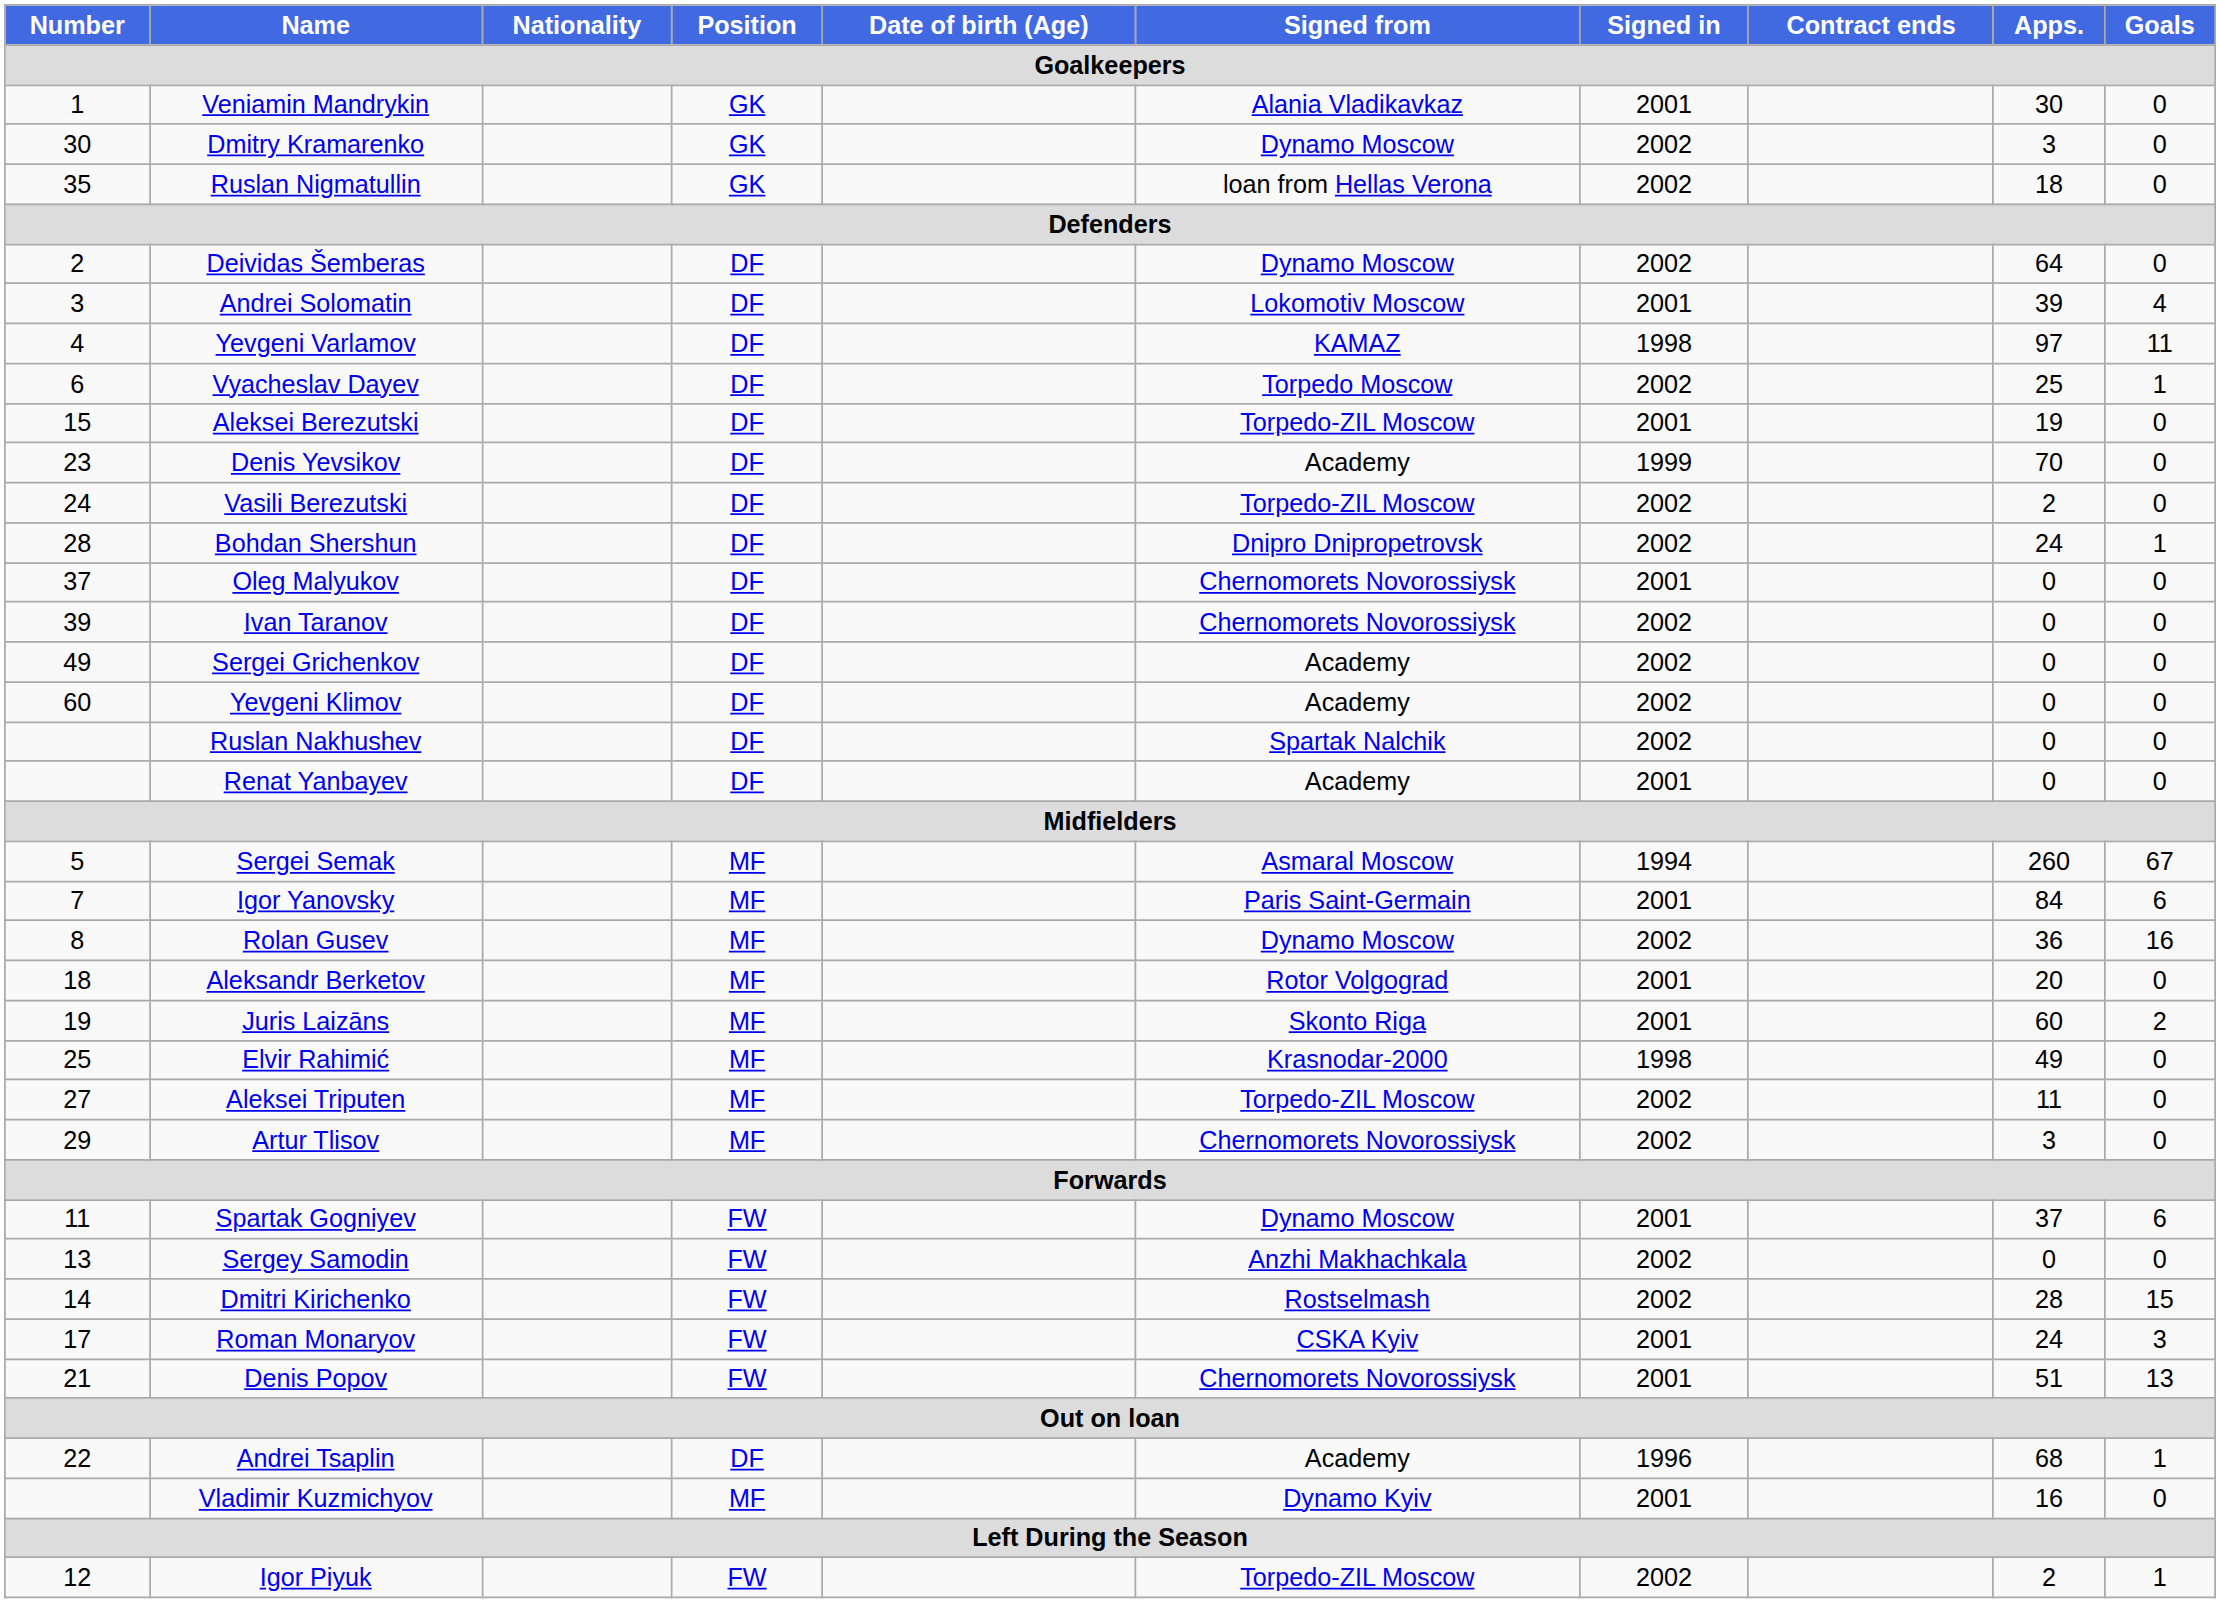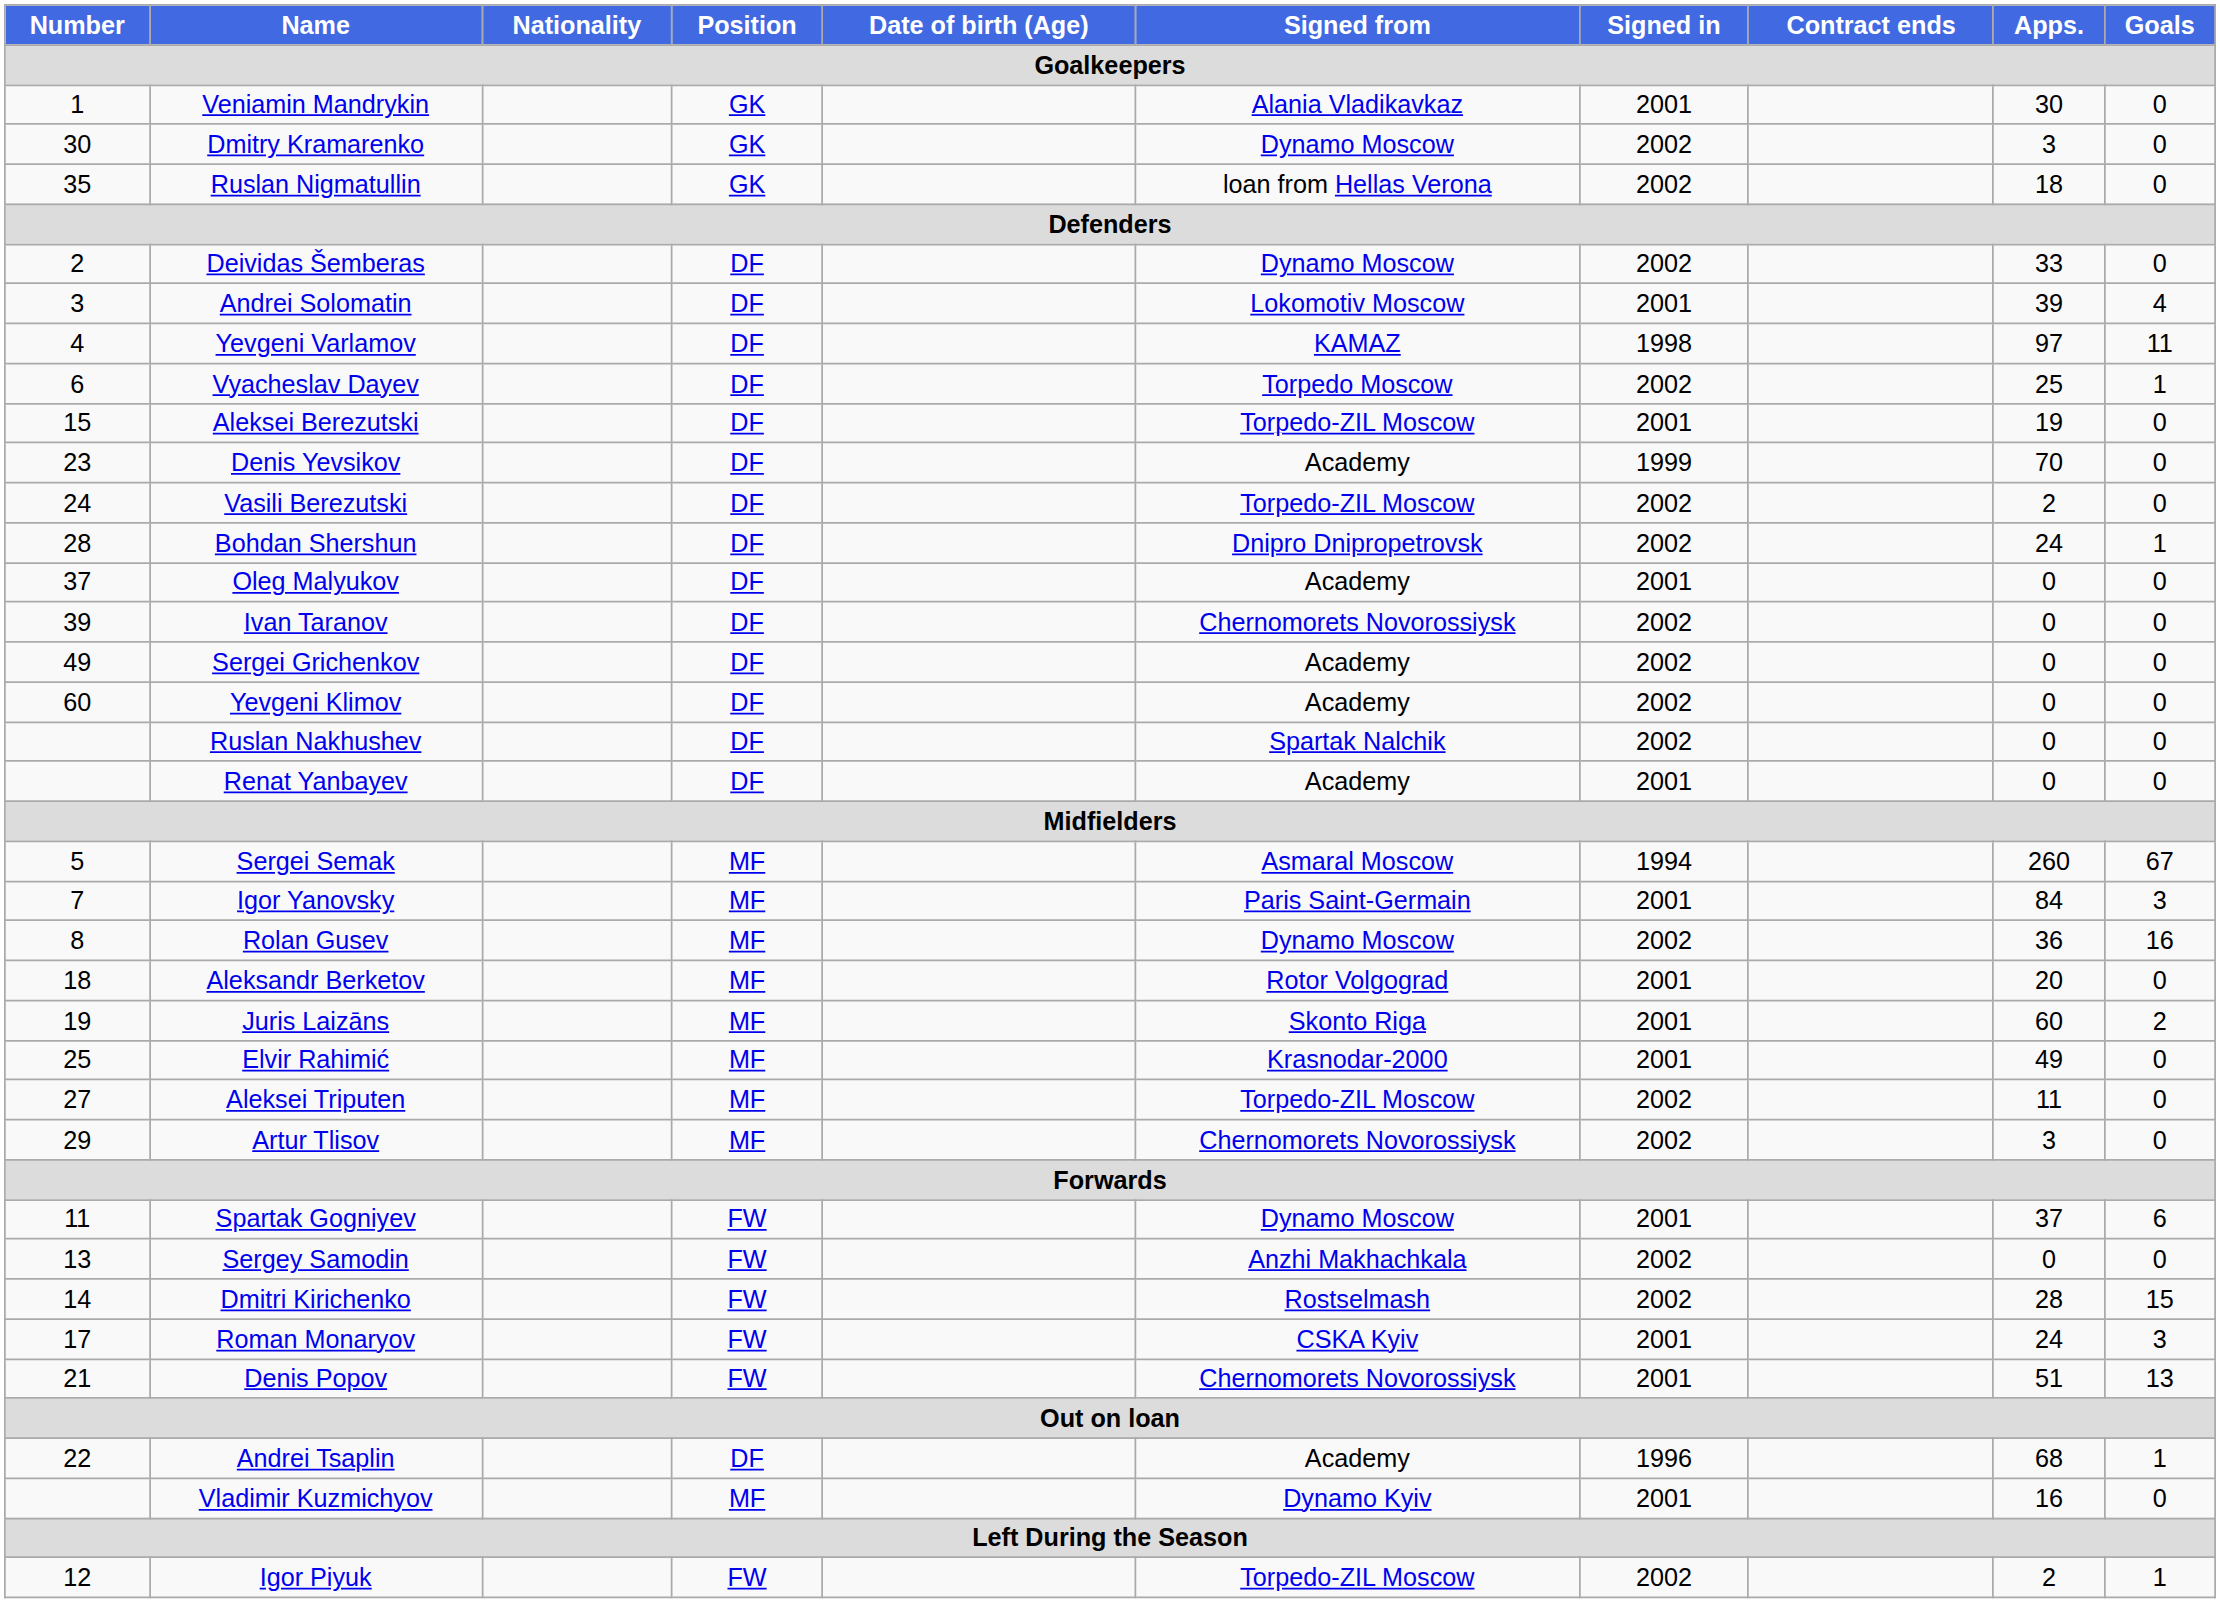(2049, 264) 64 -> (2049, 264) 33
(1357, 583) Chernomorets Novorossiysk -> (1357, 583) Academy
(2160, 901) 6 -> (2160, 901) 3
(1664, 1060) 1998 -> (1664, 1060) 2001
